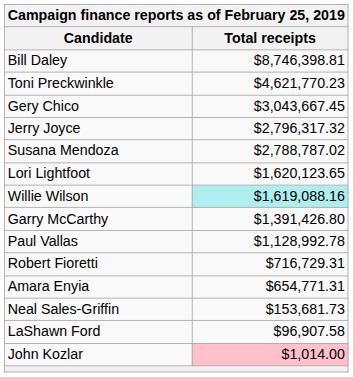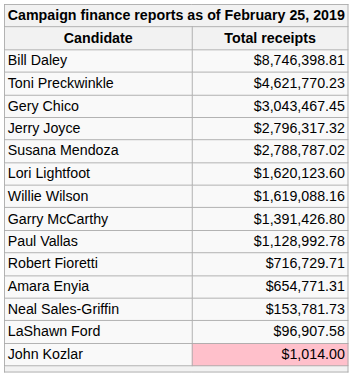(299, 106) $3,043,667.45 -> (299, 106) $3,043,467.45
(299, 173) $1,620,123.65 -> (299, 173) $1,620,123.60
(299, 196) paleturquoise background -> (299, 196) no background
(305, 264) $716,729.31 -> (305, 264) $716,729.71
(305, 309) $153,681.73 -> (305, 309) $153,781.73
